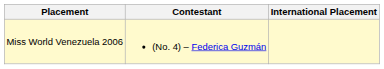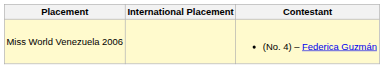columns swapped: (197, 12) <-> (324, 12)
